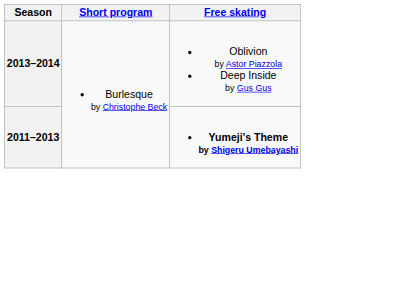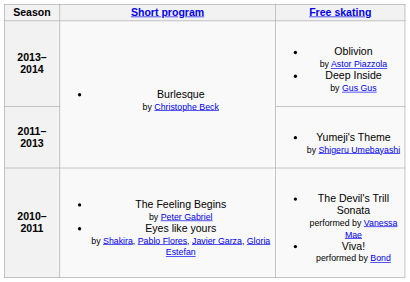(235, 143) bold -> (340, 143) normal
+ row: (32, 222)
